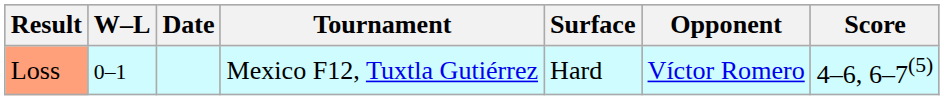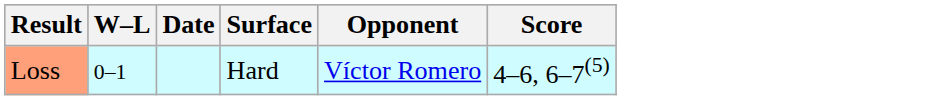- column: (382, 25)
